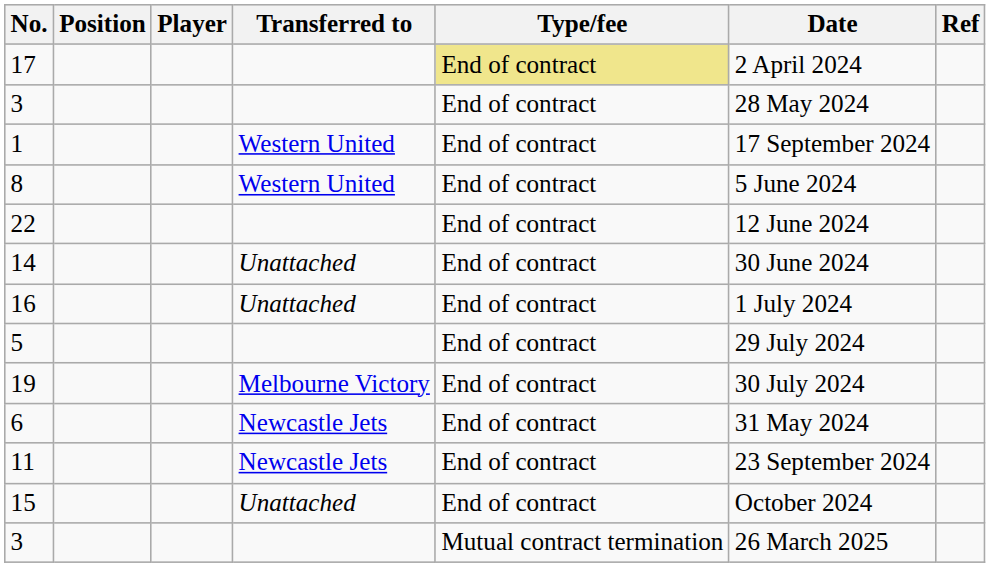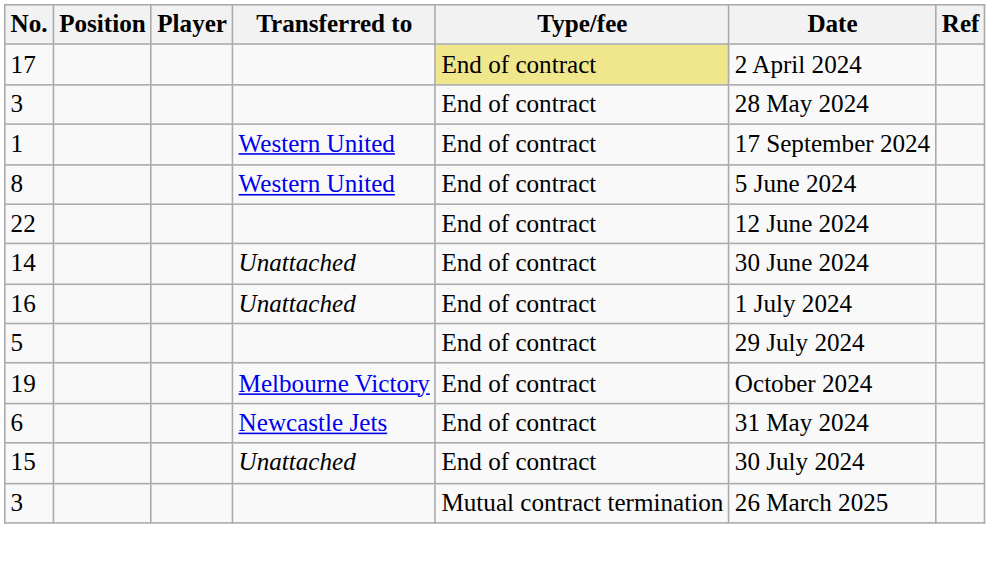(800, 382) 30 July 2024 -> (804, 382) October 2024
- row: (23, 462)
(804, 502) October 2024 -> (800, 462) 30 July 2024
